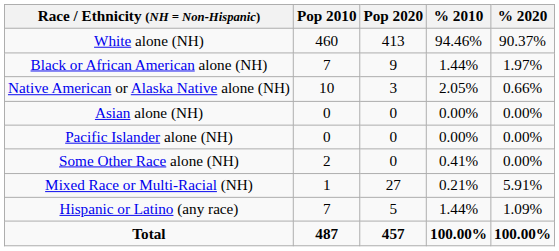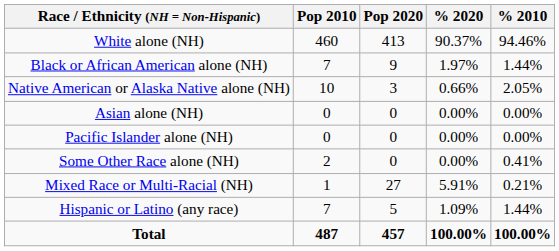columns swapped: (459, 16) <-> (523, 16)
